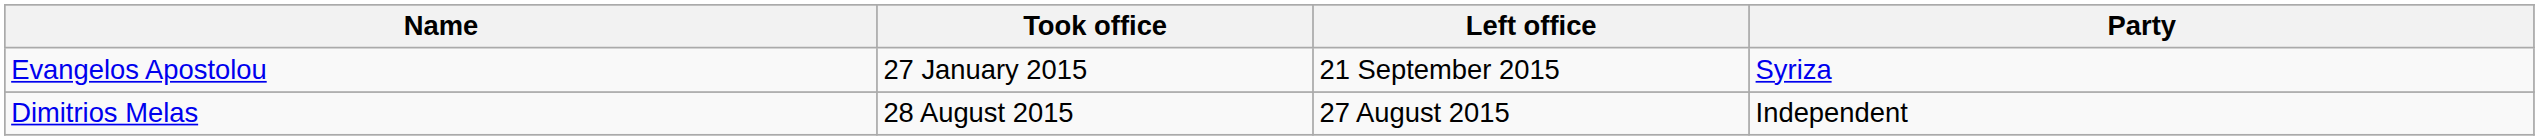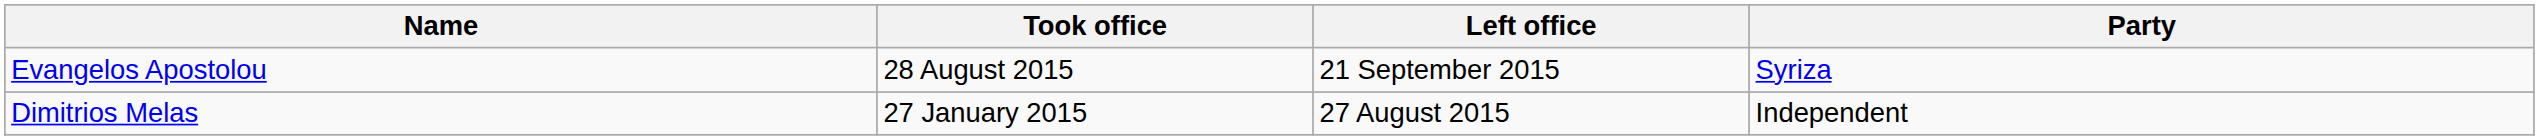(985, 69) 27 January 2015 -> (978, 69) 28 August 2015
(978, 112) 28 August 2015 -> (985, 112) 27 January 2015
